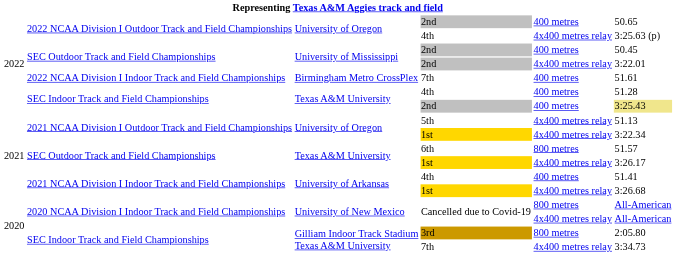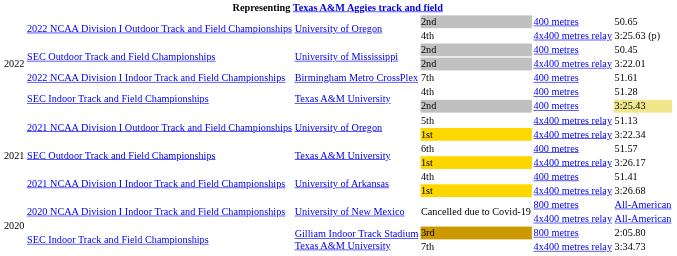(556, 148) 800 metres -> (556, 148) 400 metres
